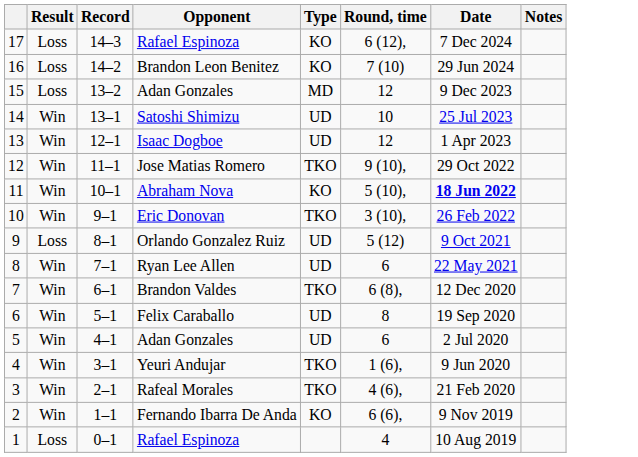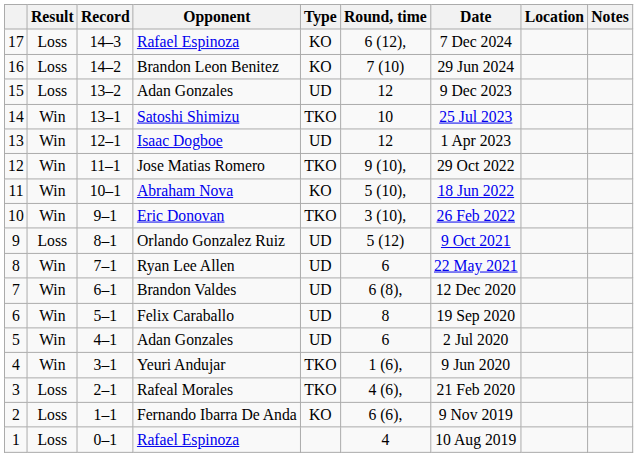+ column: (554, 16)
(320, 91) MD -> (320, 91) UD
(320, 116) UD -> (320, 116) TKO
(476, 191) bold -> (476, 191) normal
(320, 290) TKO -> (320, 290) UD
(52, 389) Win -> (52, 389) Loss
(52, 414) Win -> (52, 414) Loss
